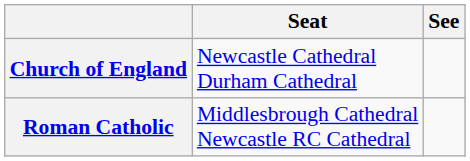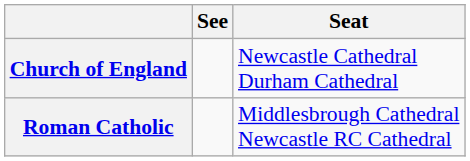columns swapped: (444, 21) <-> (308, 21)
